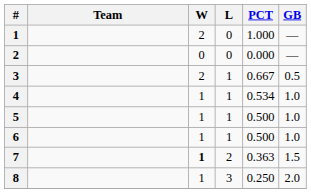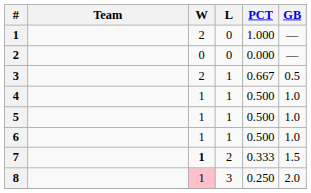(261, 96) 0.534 -> (261, 96) 0.500
(261, 158) 0.363 -> (261, 158) 0.333
(202, 178) no background -> (202, 178) pink background
